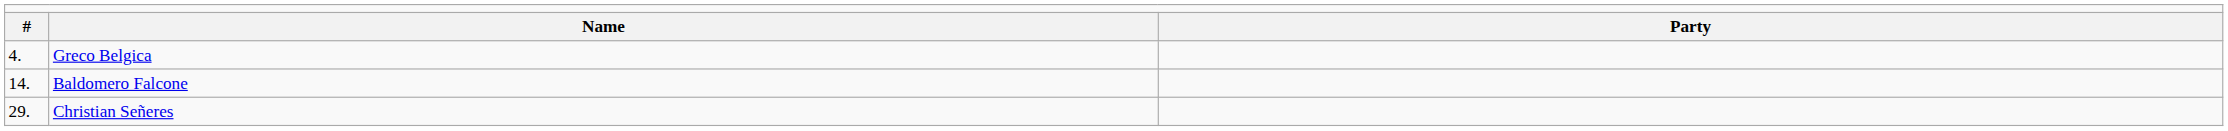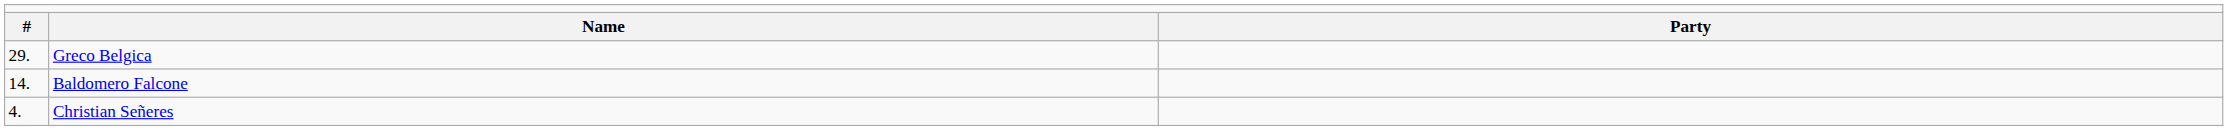(15, 55) 4. -> (19, 55) 29.
(19, 111) 29. -> (15, 111) 4.
